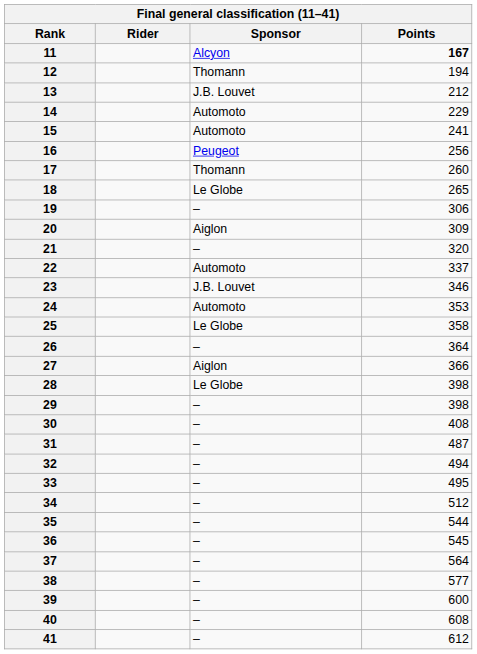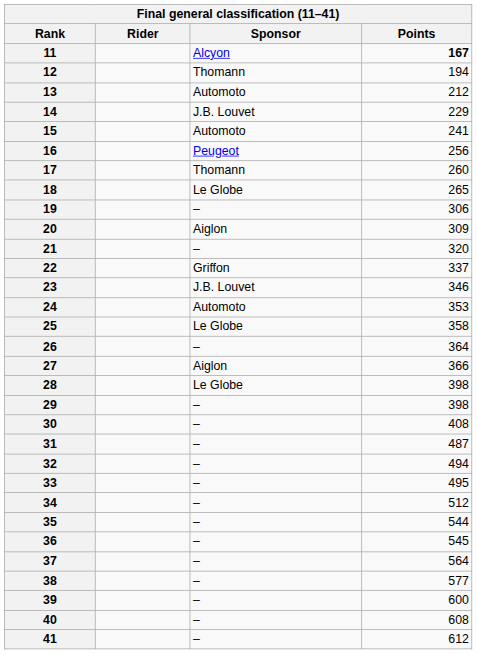(224, 92) J.B. Louvet -> (219, 92) Automoto
(219, 111) Automoto -> (224, 111) J.B. Louvet
(219, 268) Automoto -> (211, 268) Griffon
